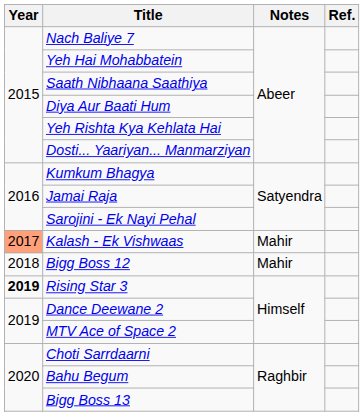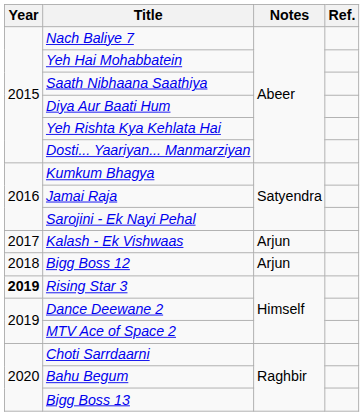(24, 241) lightsalmon background -> (24, 241) no background
(275, 241) Mahir -> (274, 241) Arjun
(275, 264) Mahir -> (274, 264) Arjun
